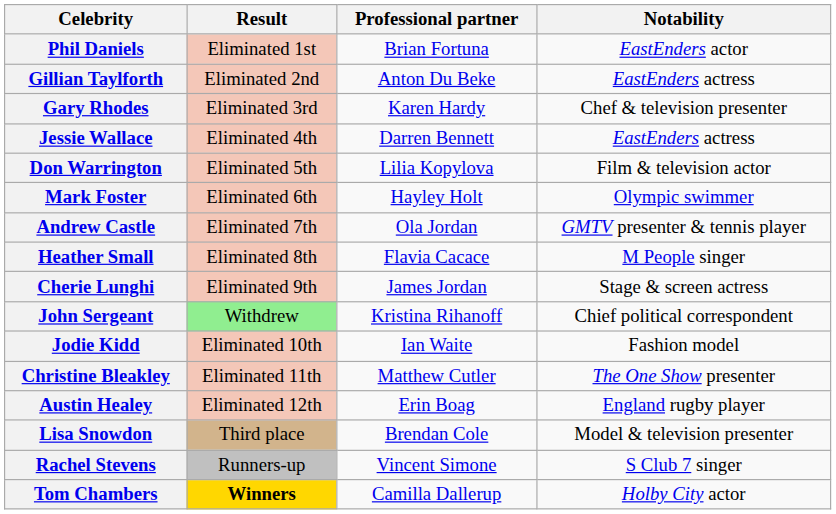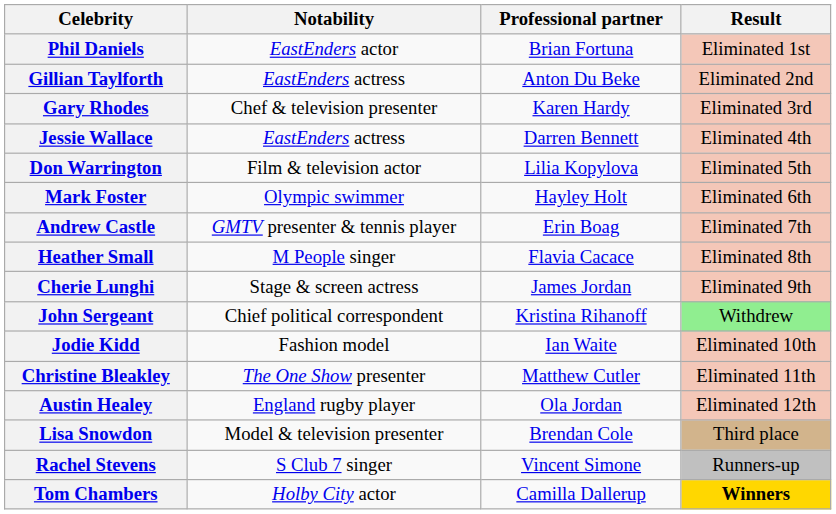columns swapped: (684, 19) <-> (262, 19)
(437, 227) Ola Jordan -> (581, 227) Erin Boag
(437, 405) Erin Boag -> (581, 405) Ola Jordan
